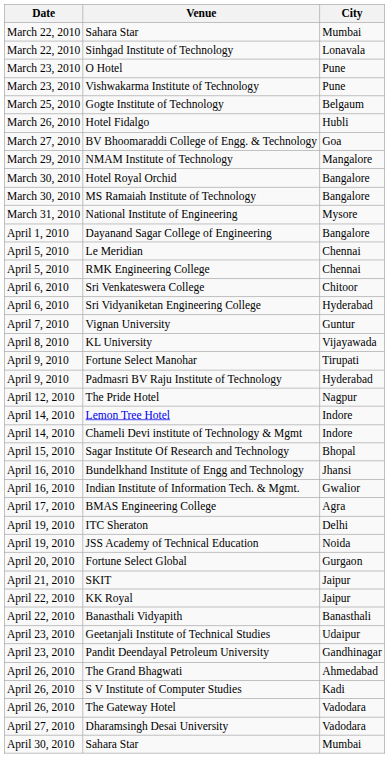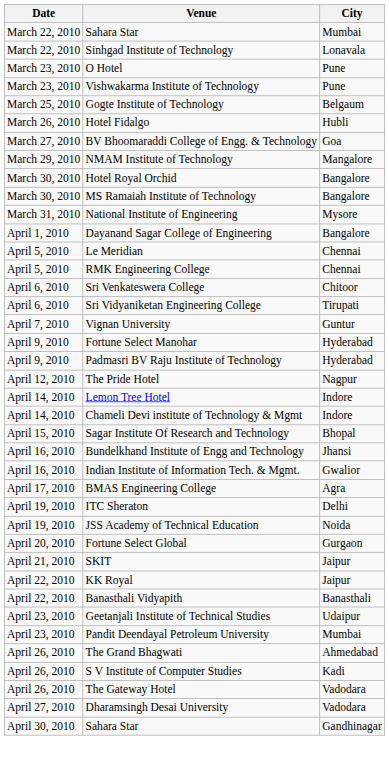(348, 305) Hyderabad -> (341, 305) Tirupati
- row: (38, 342)
(341, 360) Tirupati -> (348, 342) Hyderabad
(352, 653) Gandhinagar -> (342, 634) Mumbai
(342, 744) Mumbai -> (352, 726) Gandhinagar
